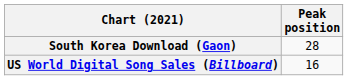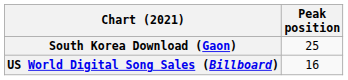(312, 46) 28 -> (312, 46) 25
